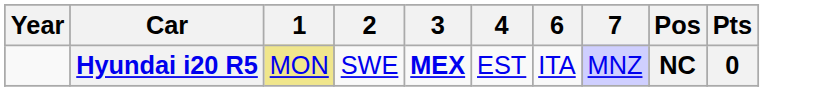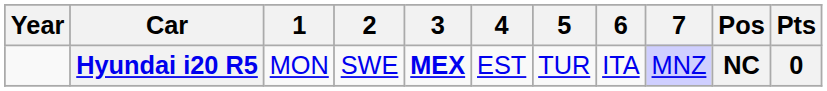+ column: (564, 25)
(299, 65) khaki background -> (299, 65) no background
